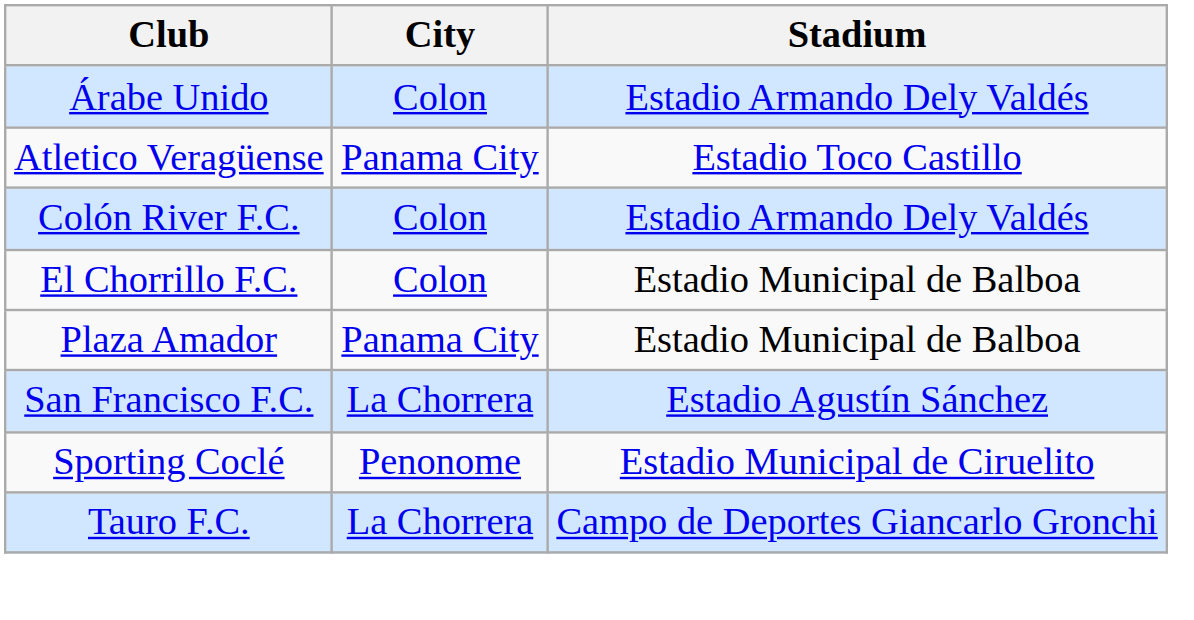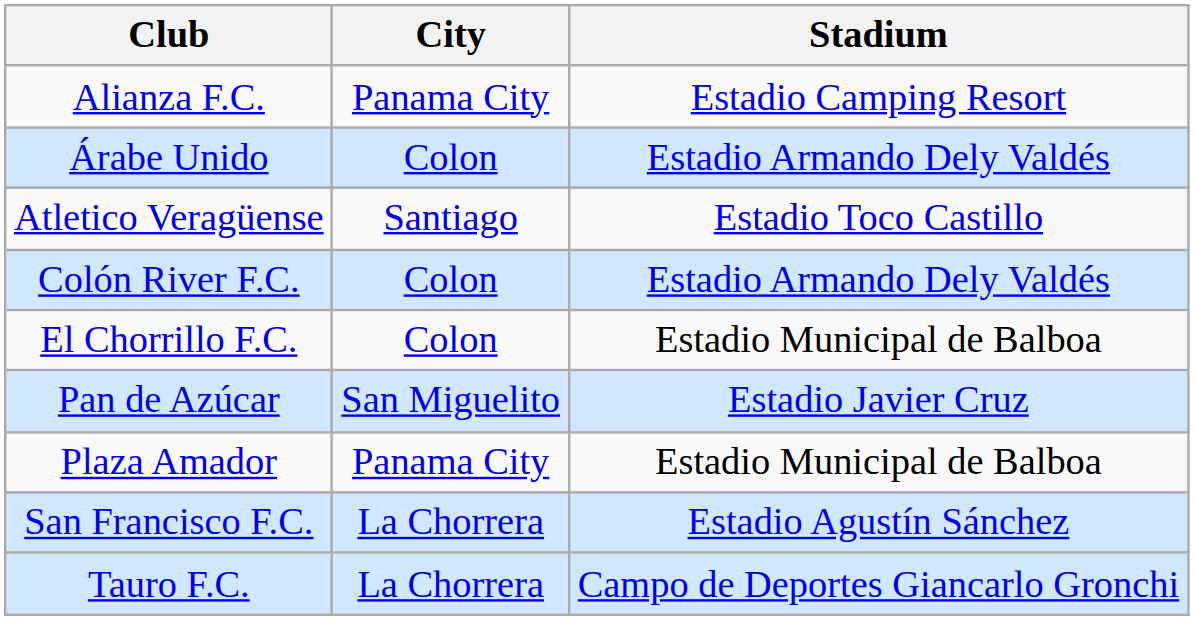+ row: (169, 95)
(440, 156) Panama City -> (451, 217) Santiago
+ row: (169, 400)
- row: (169, 461)
